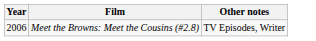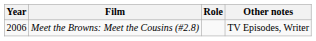+ column: (213, 12)
